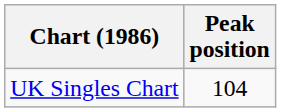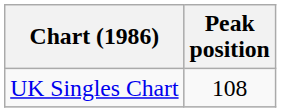(230, 87) 104 -> (230, 87) 108
